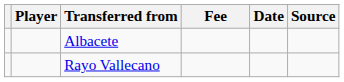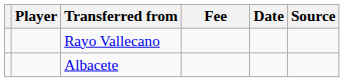rows swapped: (112, 64) <-> (91, 40)
